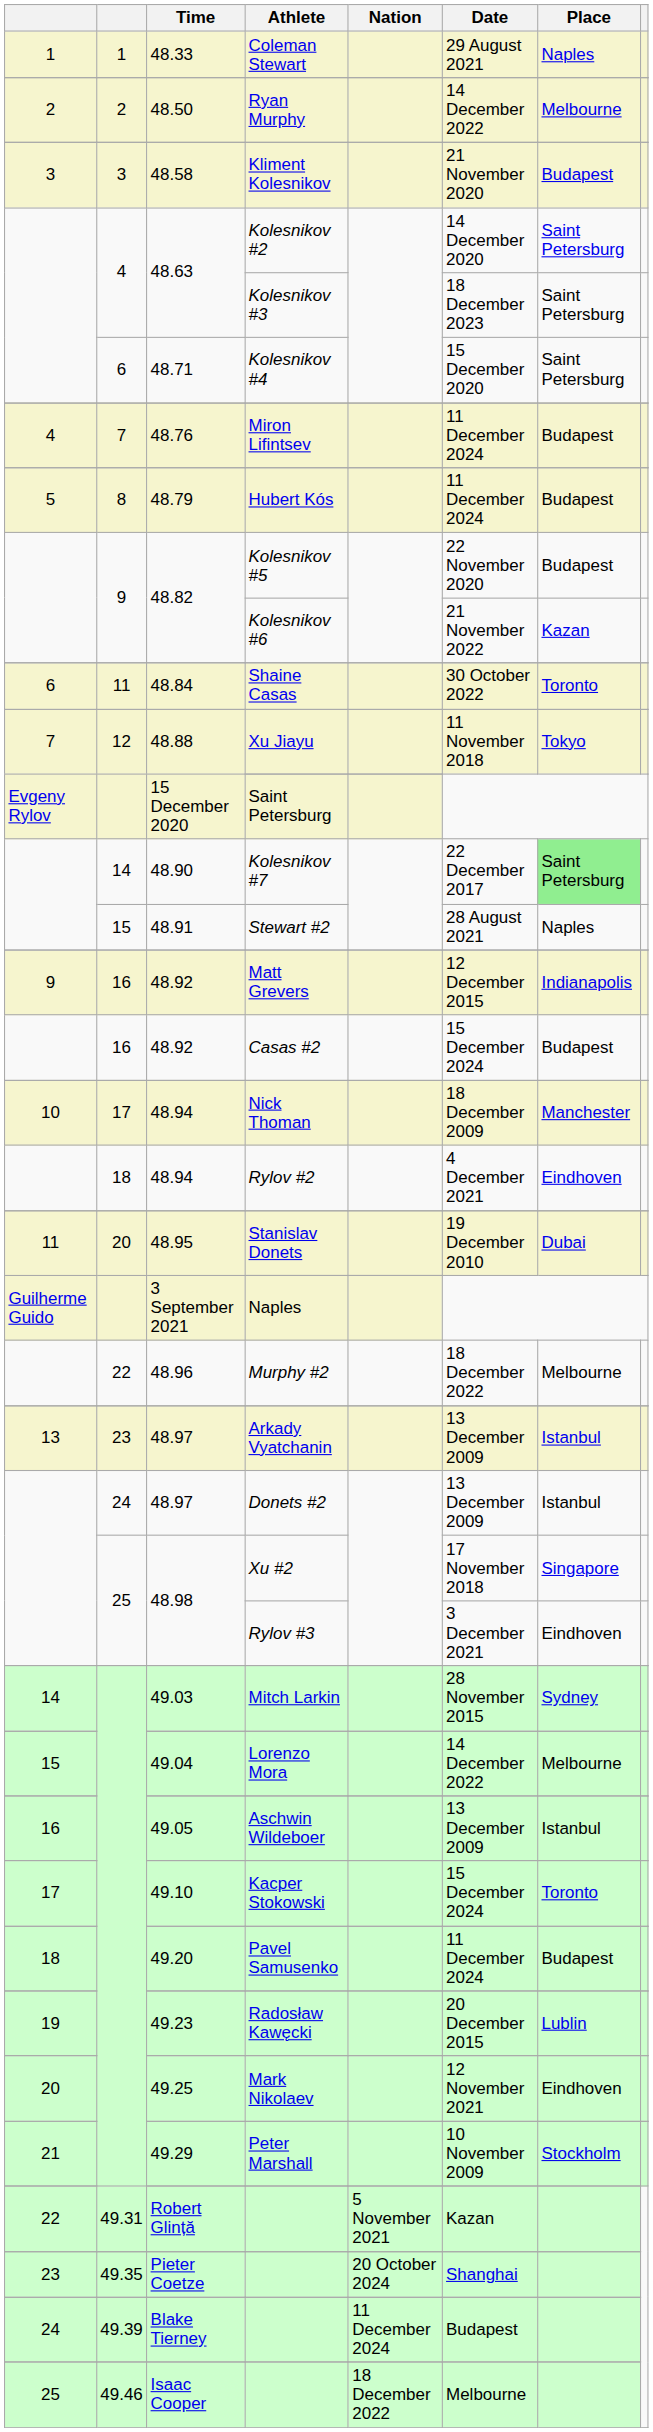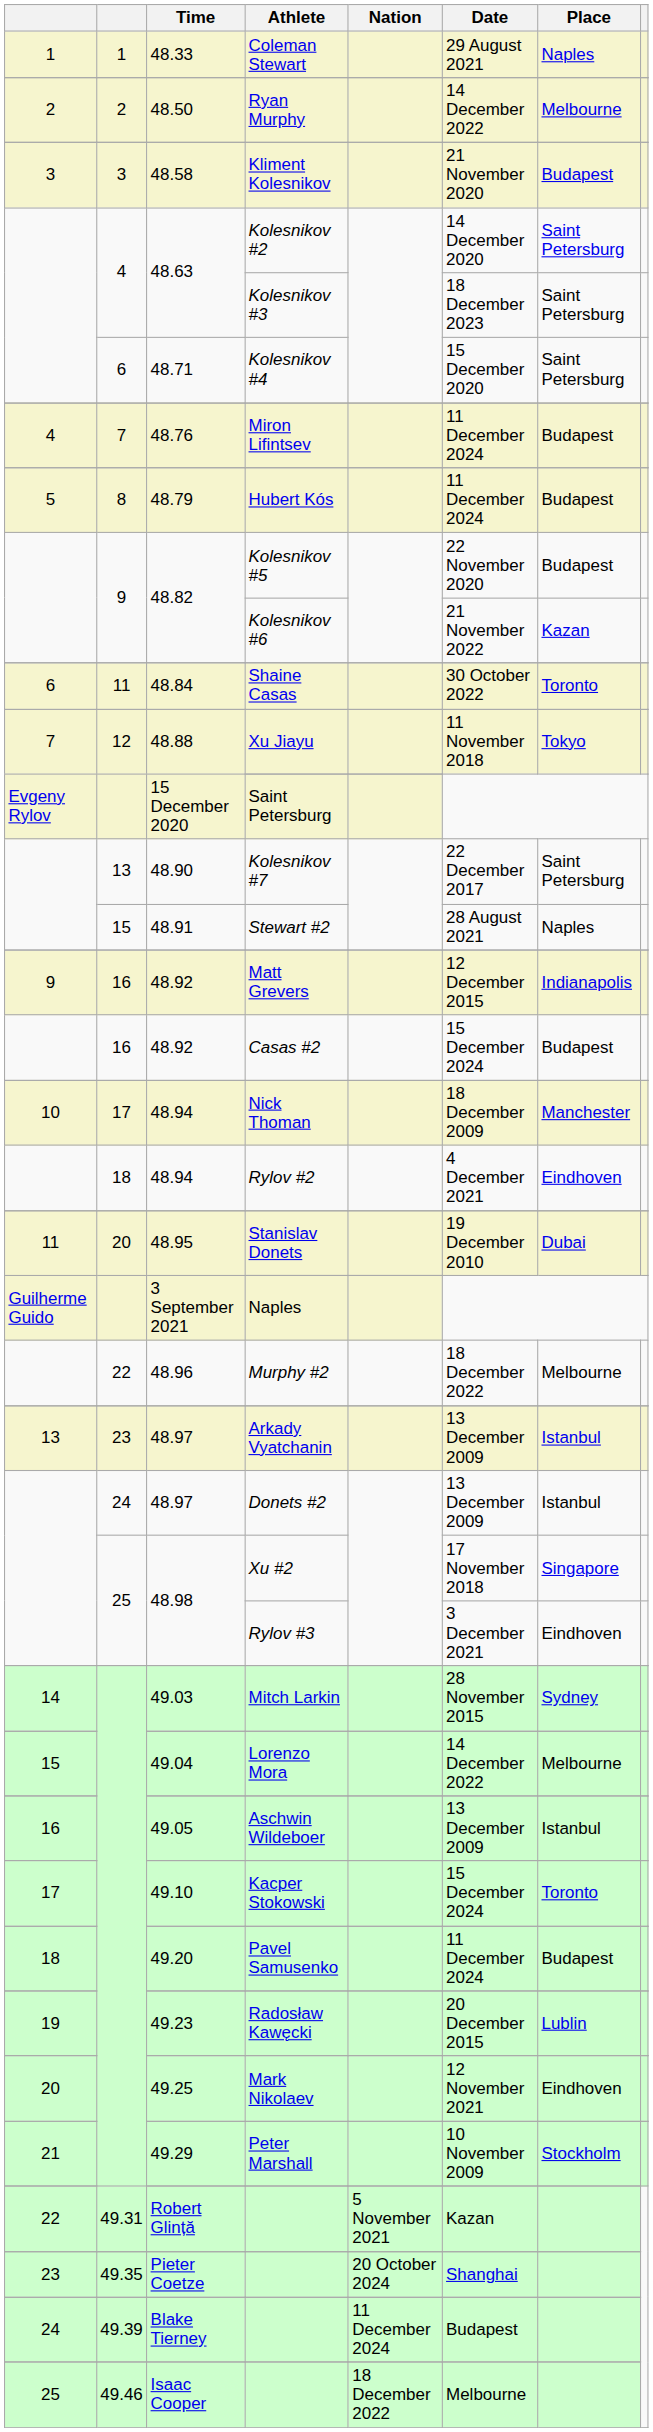(122, 871) 14 -> (122, 871) 13
(583, 871) lightgreen background -> (583, 871) no background
